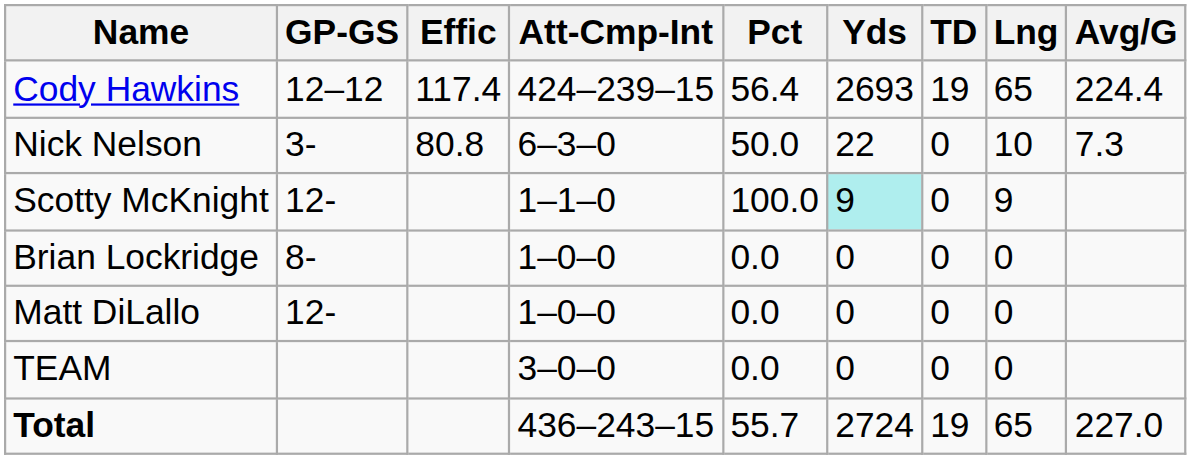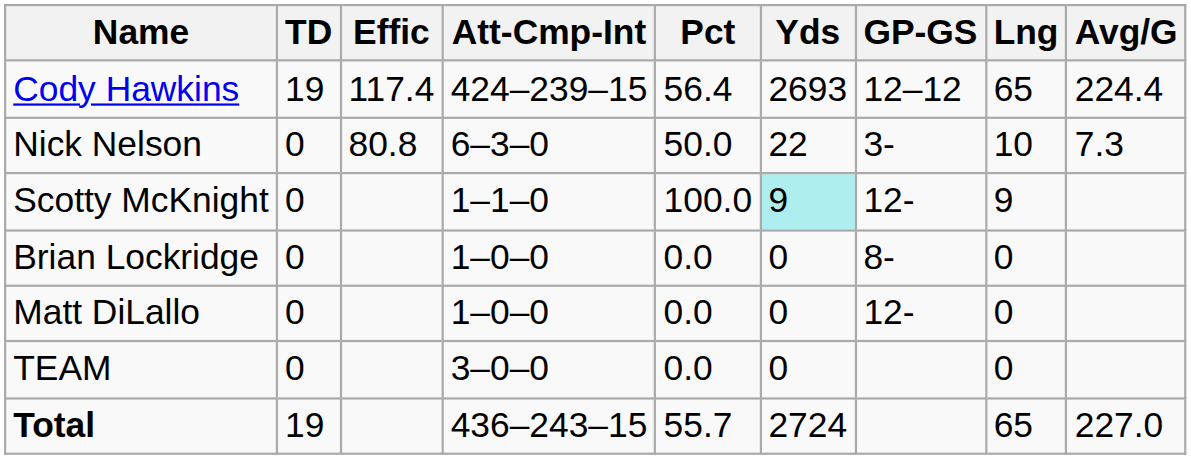columns swapped: (342, 32) <-> (954, 32)
